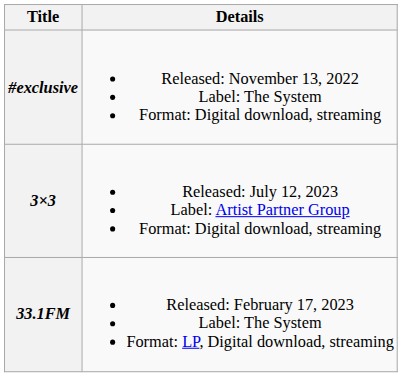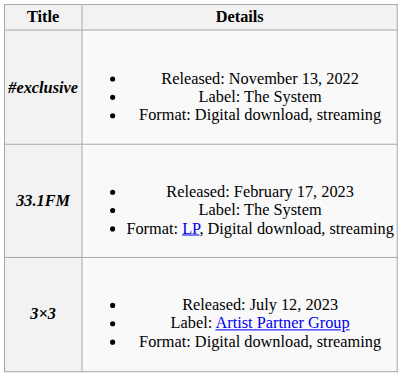rows swapped: (43, 314) <-> (43, 200)
